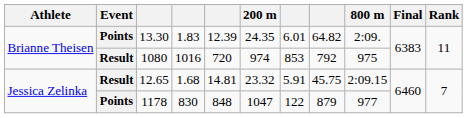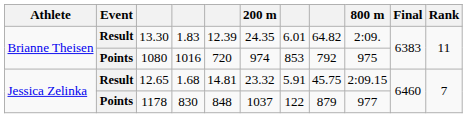(116, 37) Points -> (116, 37) Result
(116, 58) Result -> (116, 58) Points
(260, 102) 1047 -> (260, 102) 1037
